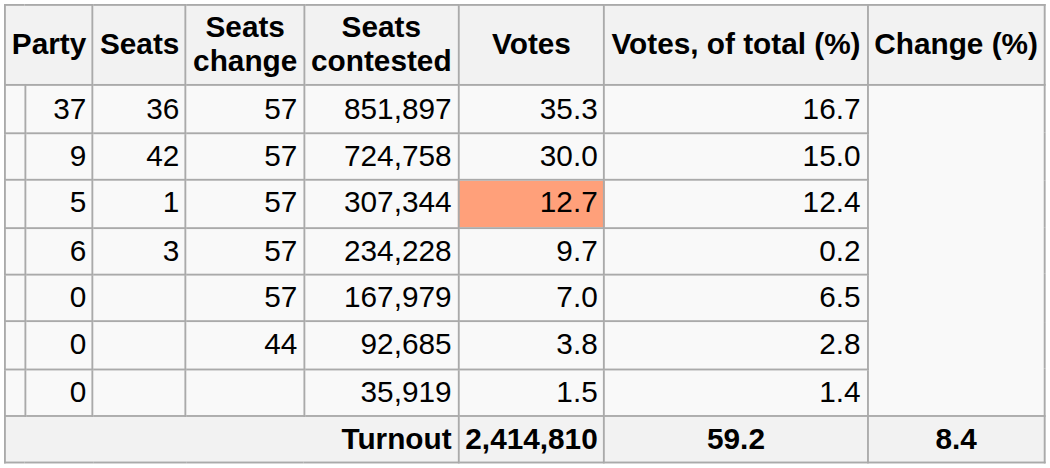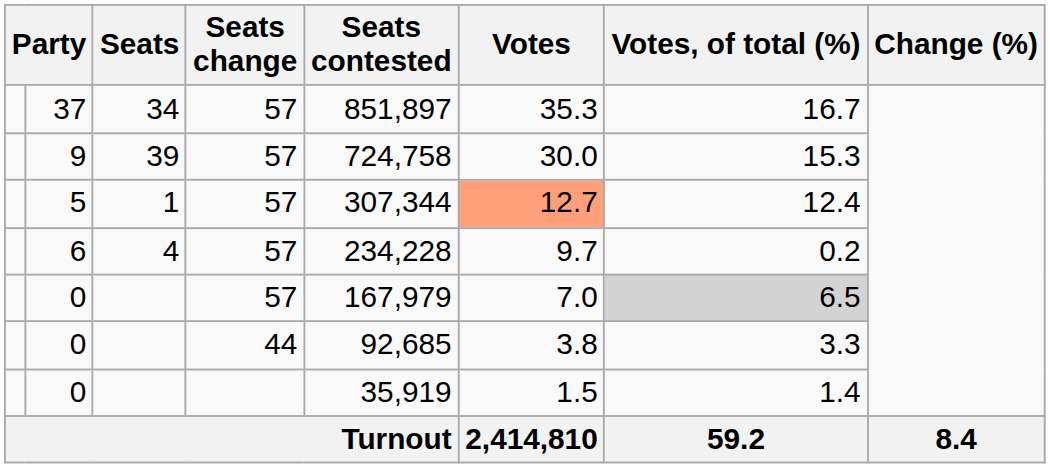(163, 108) 36 -> (163, 108) 34
(163, 155) 42 -> (163, 155) 39
(832, 155) 15.0 -> (832, 155) 15.3
(171, 250) 3 -> (171, 250) 4
(840, 297) no background -> (840, 297) lightgrey background
(840, 344) 2.8 -> (840, 344) 3.3
